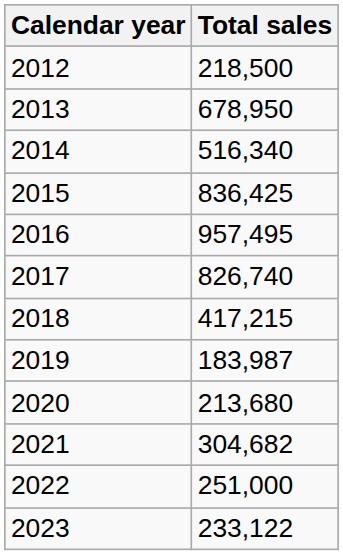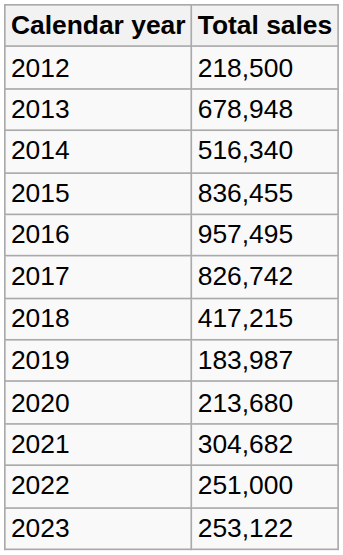(245, 109) 678,950 -> (245, 109) 678,948
(245, 192) 836,425 -> (245, 192) 836,455
(245, 276) 826,740 -> (245, 276) 826,742
(245, 527) 233,122 -> (245, 527) 253,122
